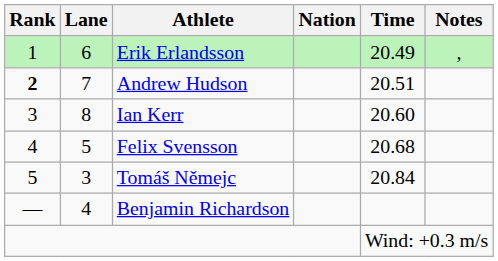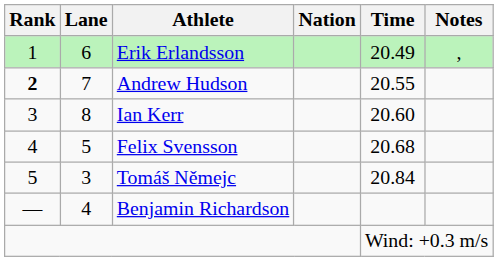(393, 83) 20.51 -> (393, 83) 20.55
